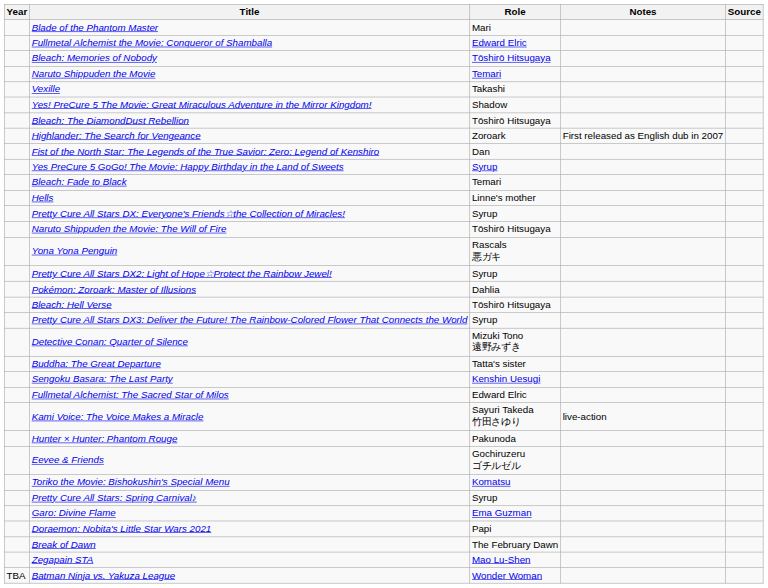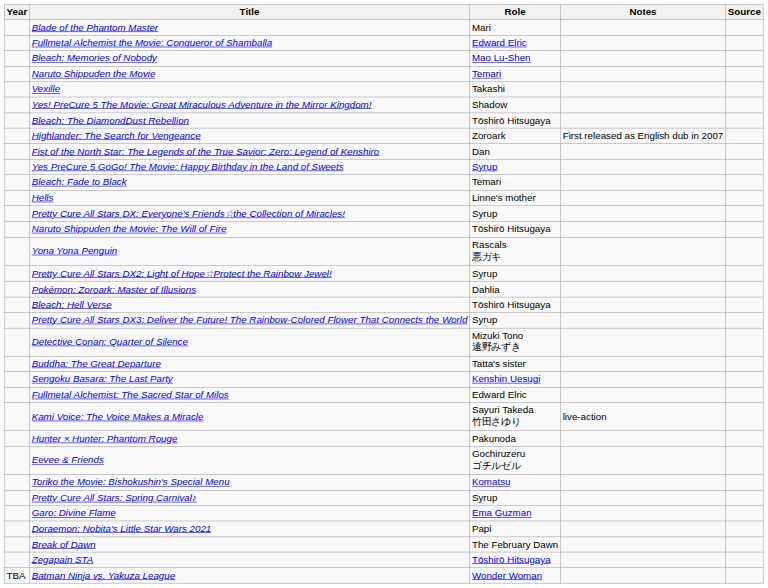(511, 58) Tōshirō Hitsugaya -> (501, 58) Mao Lu-Shen
(501, 560) Mao Lu-Shen -> (511, 560) Tōshirō Hitsugaya
